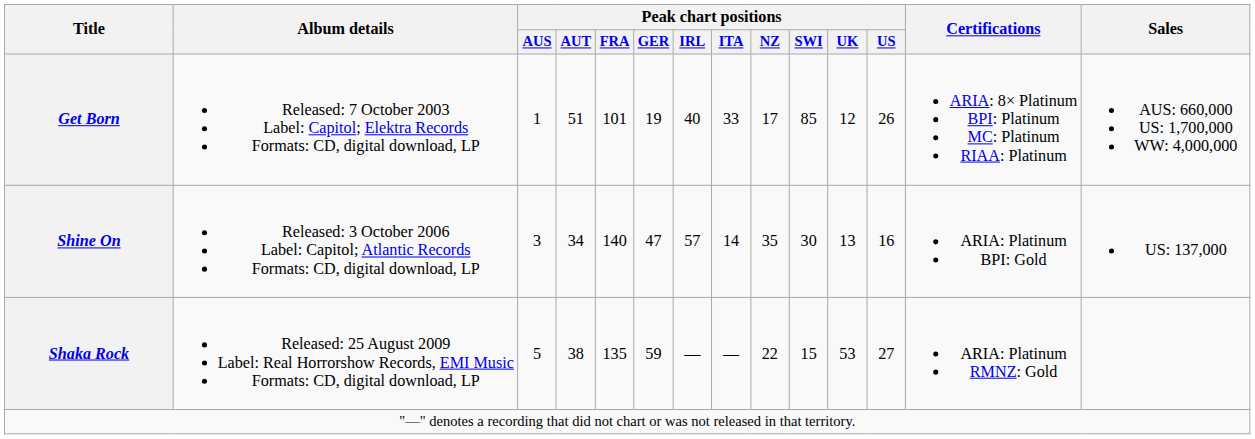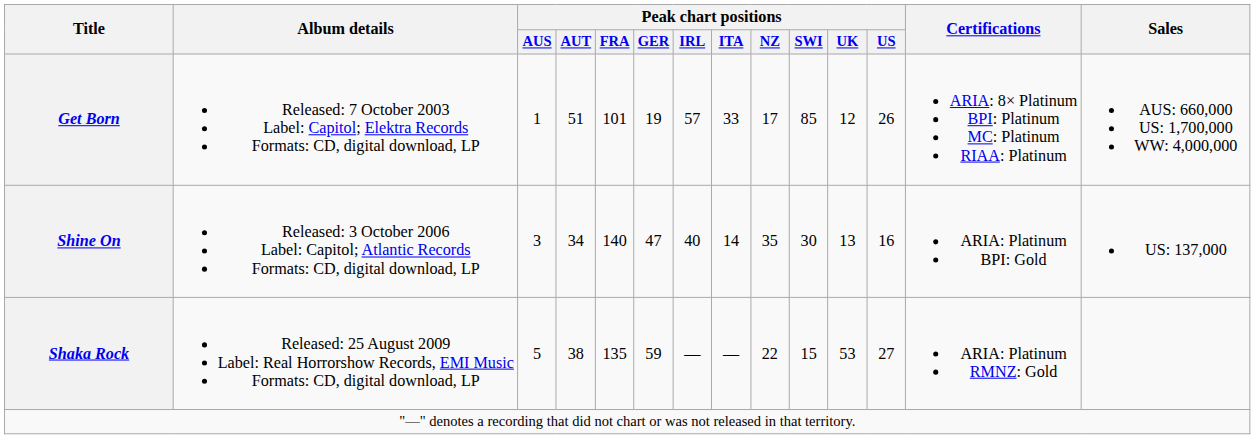(692, 119) 40 -> (692, 119) 57
(692, 241) 57 -> (692, 241) 40
